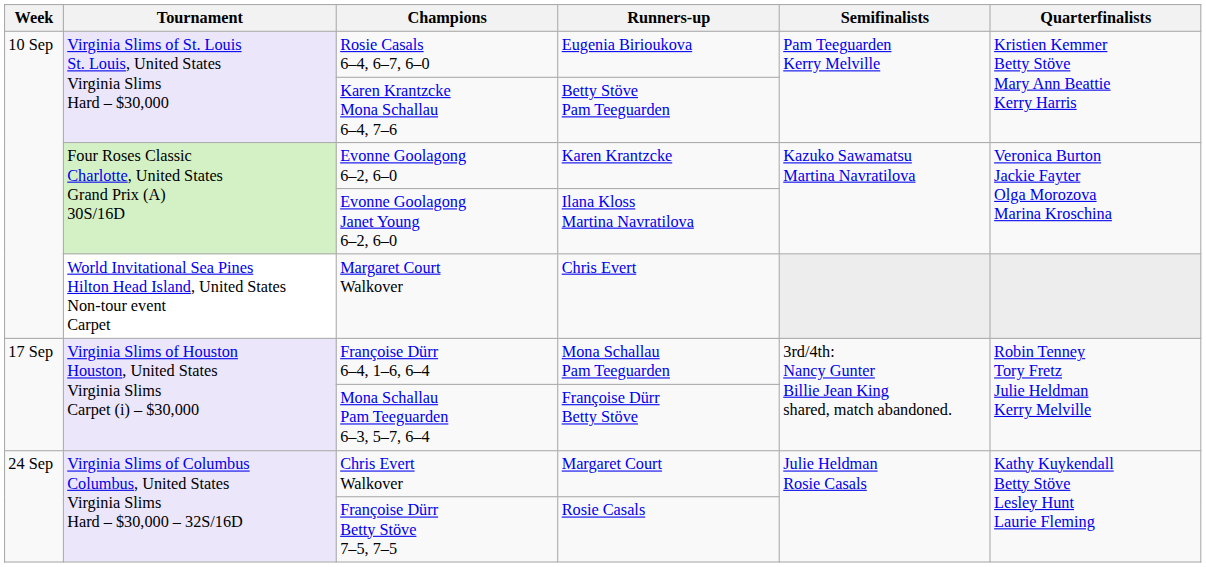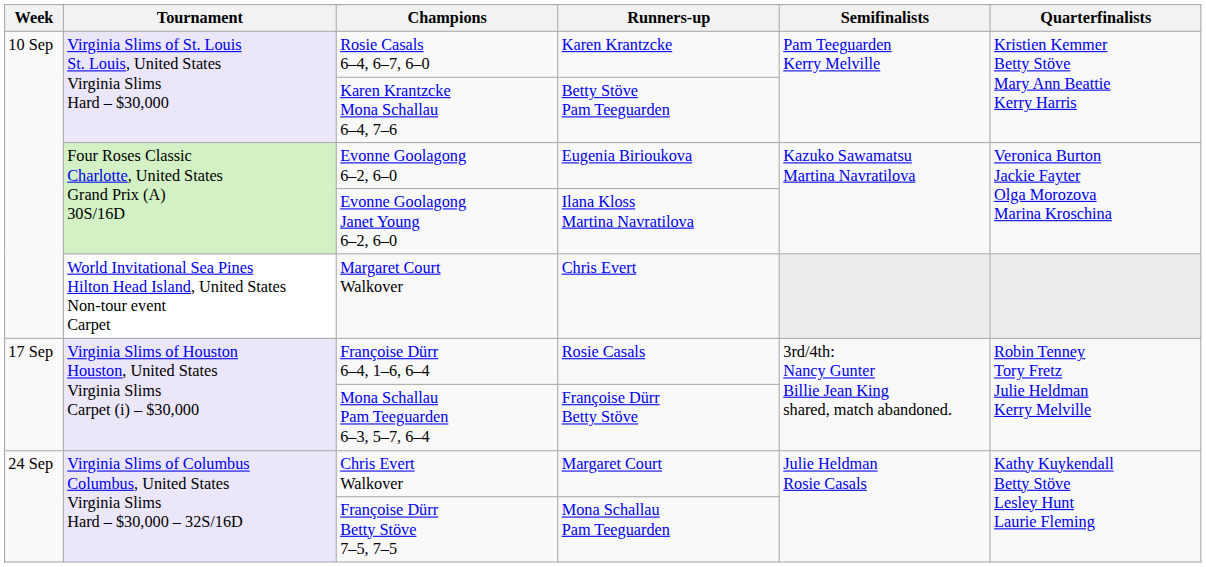(627, 44) Eugenia Birioukova -> (617, 44) Karen Krantzcke
(617, 156) Karen Krantzcke -> (627, 156) Eugenia Birioukova
(616, 361) Mona Schallau Pam Teeguarden -> (603, 352) Rosie Casals
(603, 509) Rosie Casals -> (616, 519) Mona Schallau Pam Teeguarden
